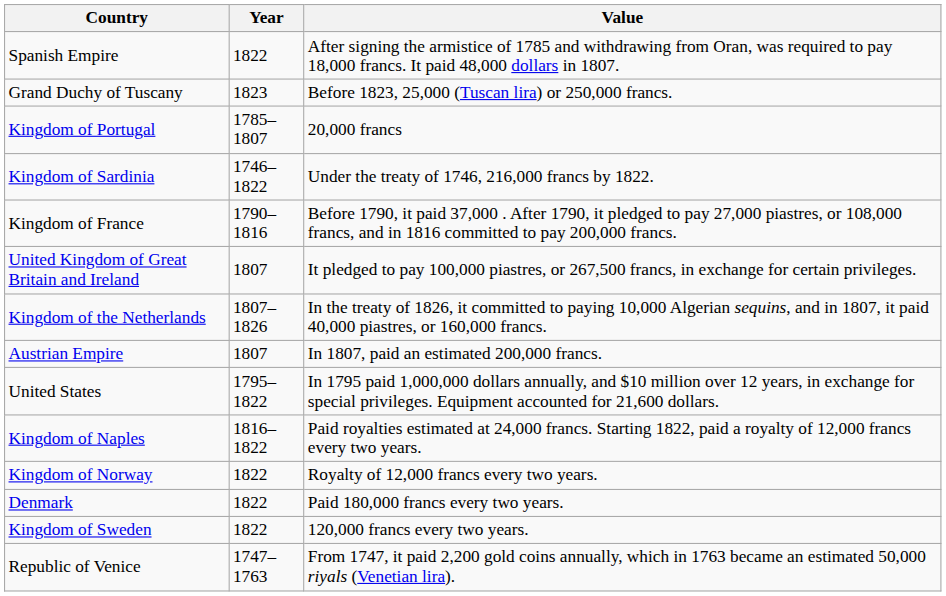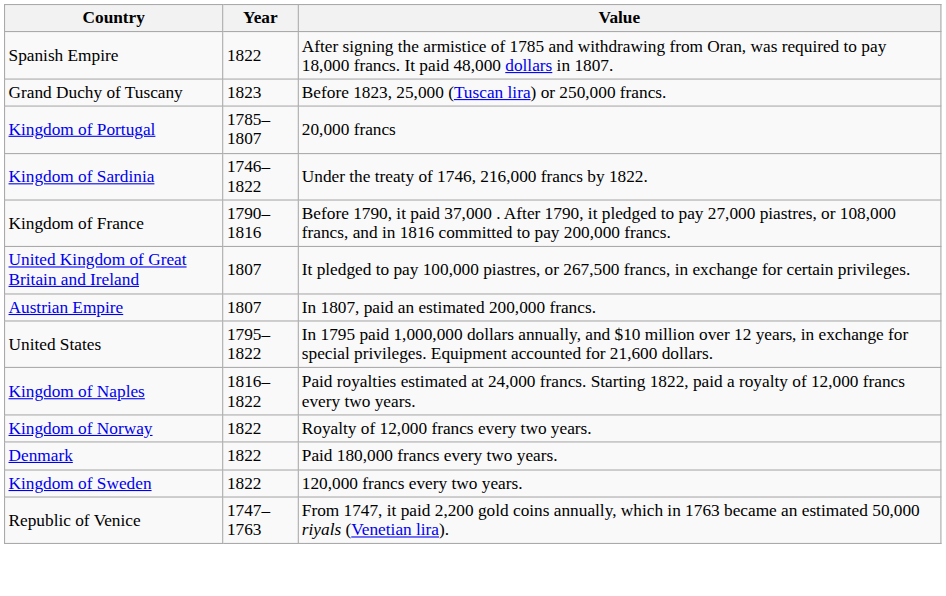- row: (107, 316)
